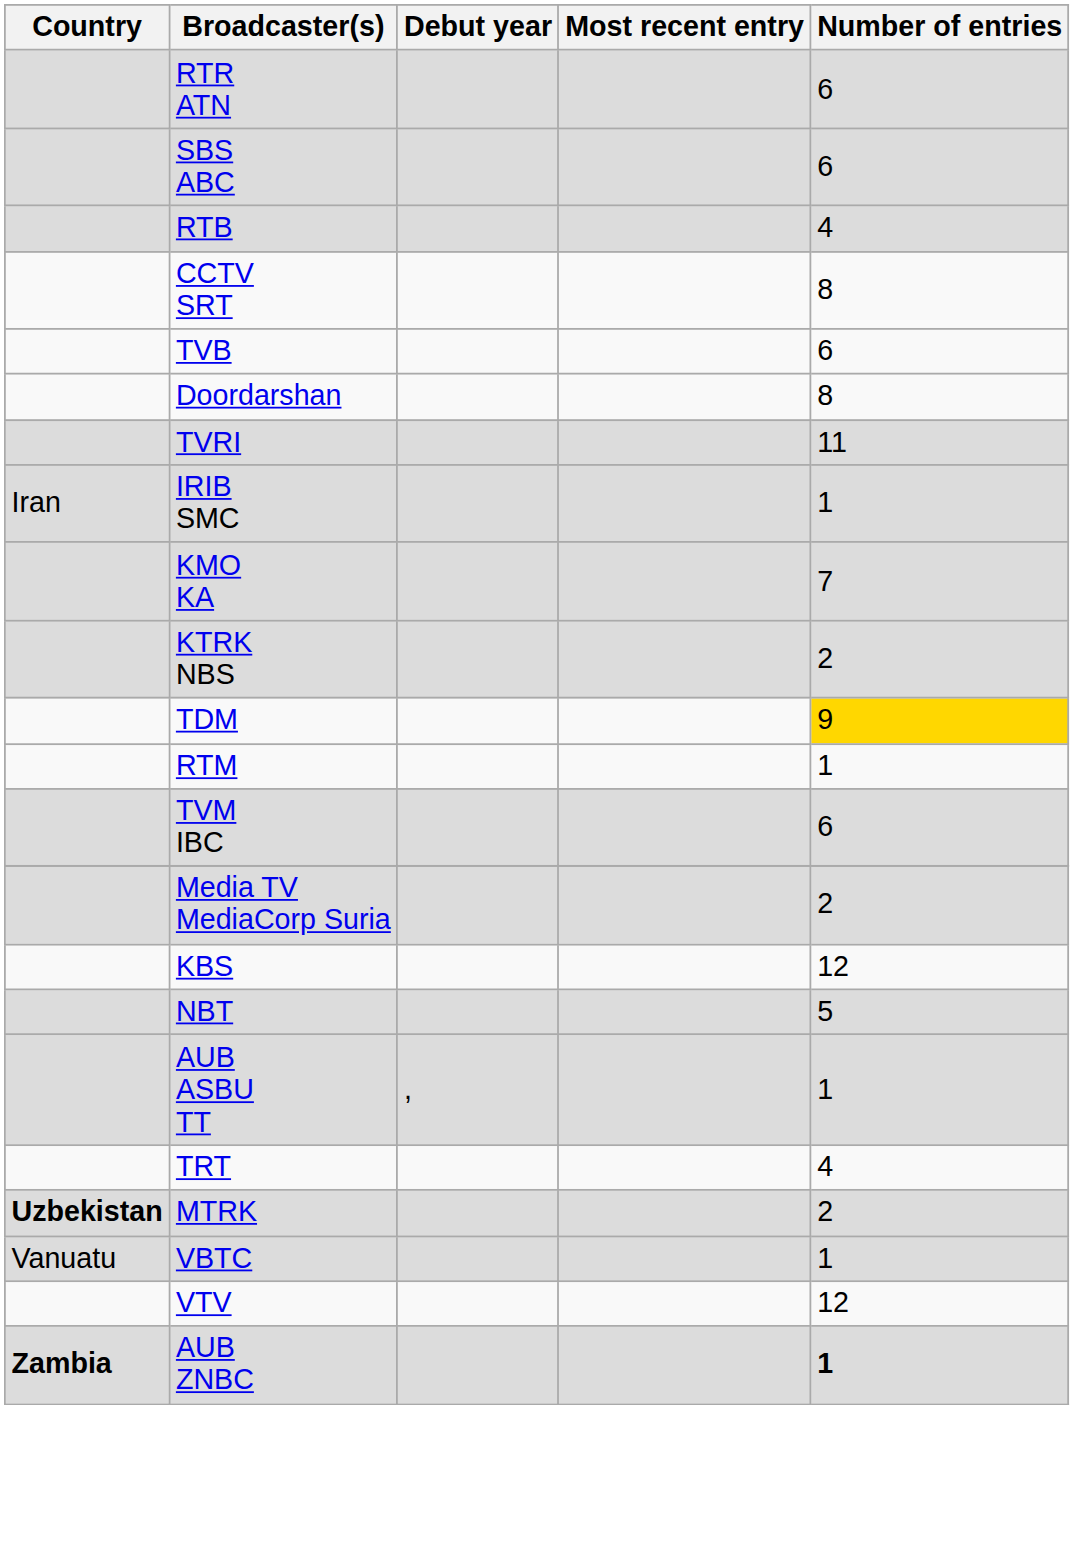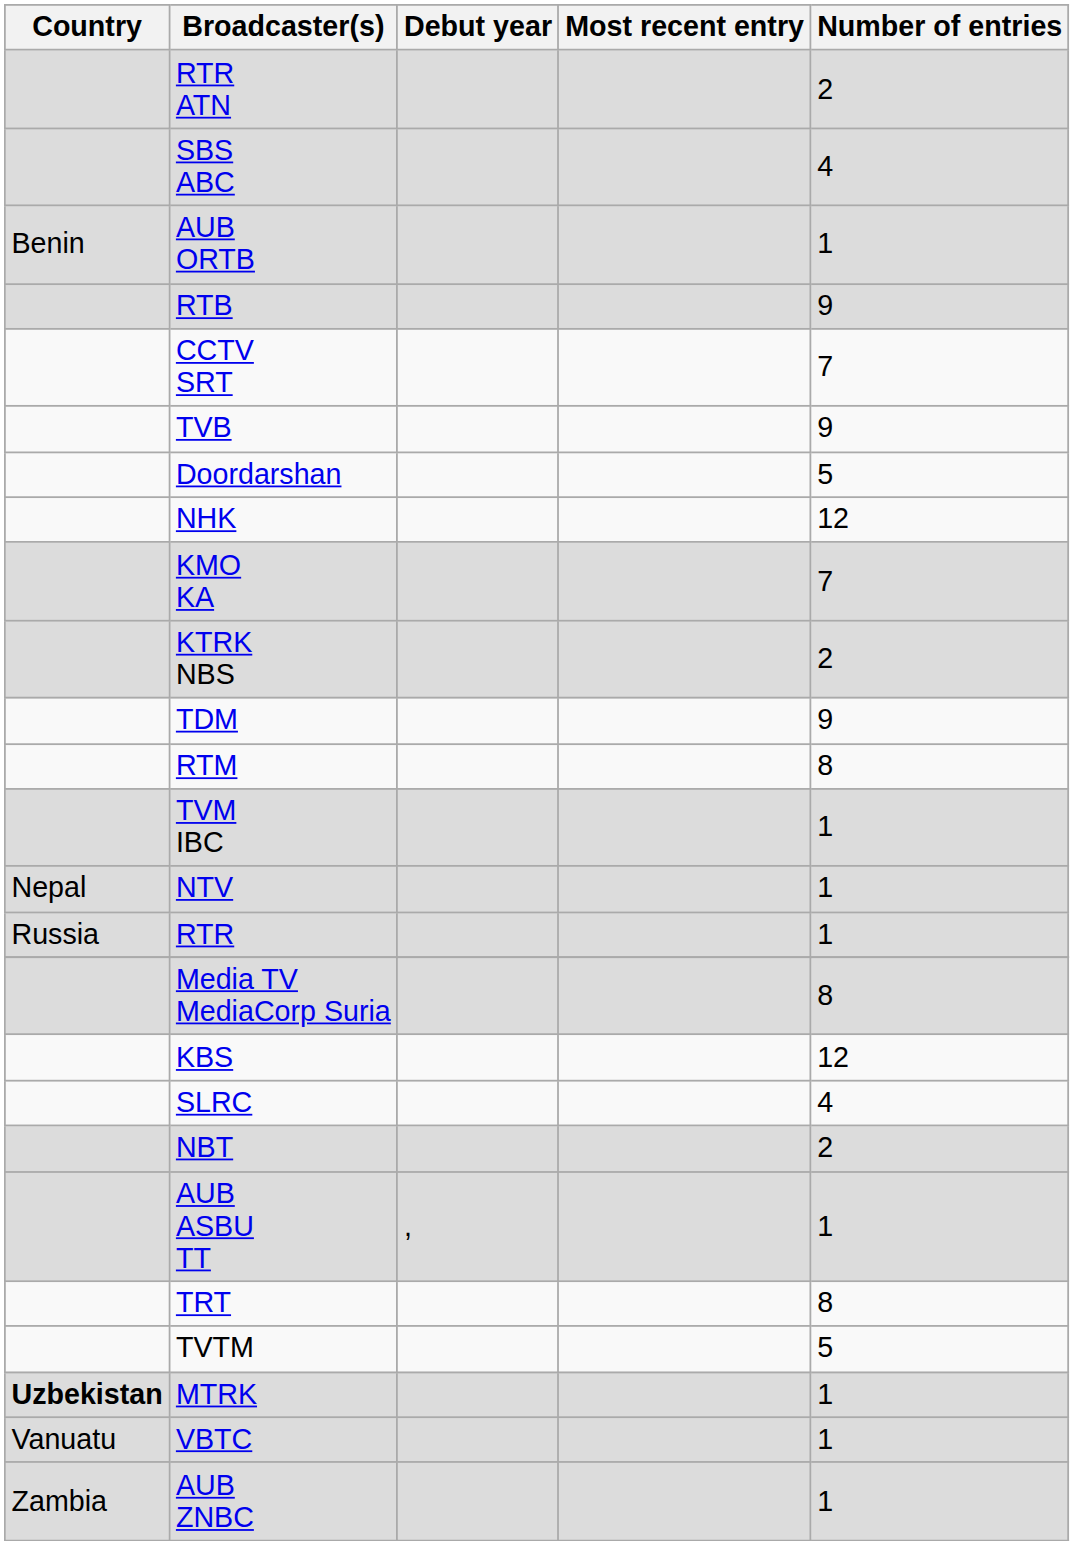(825, 88) 6 -> (825, 88) 2
(825, 166) 6 -> (825, 166) 4
+ row: (215, 244)
(825, 227) 4 -> (825, 305) 9
(825, 289) 8 -> (825, 367) 7
(825, 350) 6 -> (825, 428) 9
(825, 396) 8 -> (825, 474) 5
- row: (209, 441)
- row: (208, 503)
+ row: (206, 519)
(825, 720) gold background -> (825, 720) no background
(825, 765) 1 -> (825, 765) 8
(825, 827) 6 -> (825, 827) 1
+ row: (205, 888)
+ row: (205, 934)
(825, 904) 2 -> (825, 995) 8
+ row: (214, 1102)
(825, 1011) 5 -> (825, 1147) 2
(825, 1166) 4 -> (825, 1303) 8
+ row: (215, 1348)
(825, 1212) 2 -> (825, 1394) 1
- row: (204, 1303)
(62, 1364) bold -> (59, 1501) normal
(825, 1364) bold -> (825, 1501) normal
